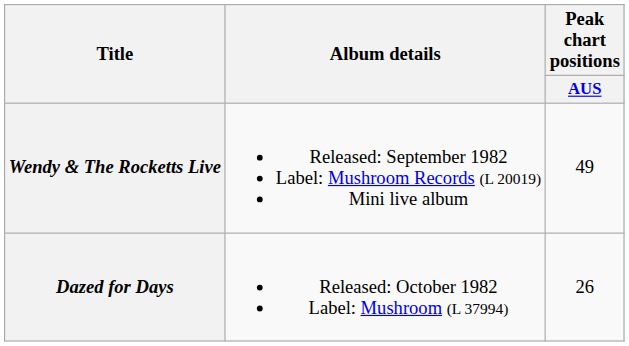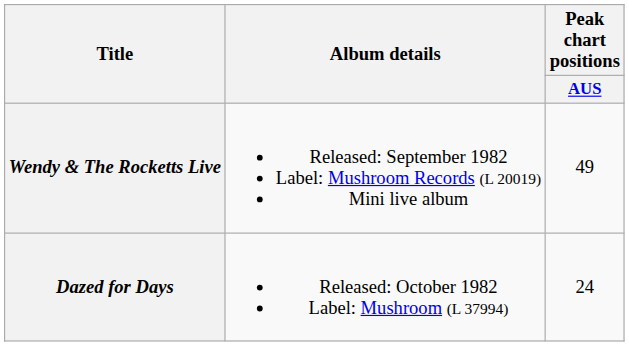(585, 286) 26 -> (585, 286) 24
